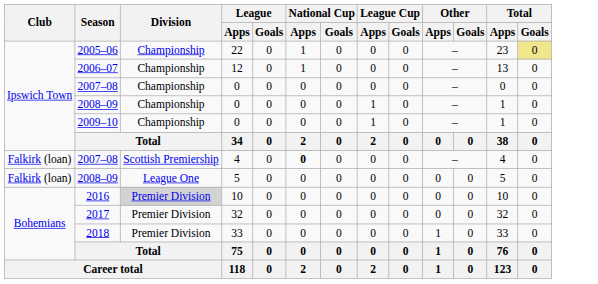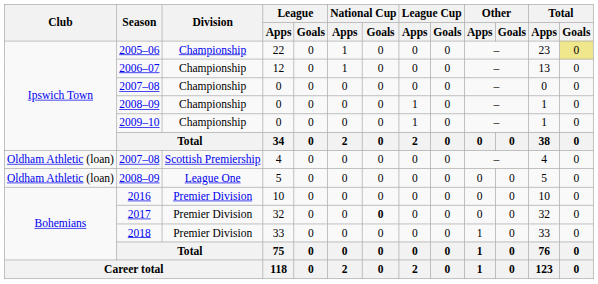(40, 159) Falkirk (loan) -> (60, 159) Oldham Athletic (loan)
(303, 159) bold -> (345, 159) normal
(40, 178) Falkirk (loan) -> (60, 178) Oldham Athletic (loan)
(171, 196) lightgrey background -> (213, 196) no background
(339, 214) normal -> (381, 214) bold
